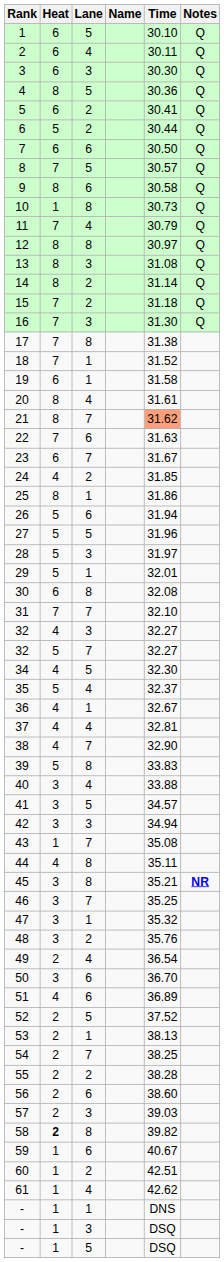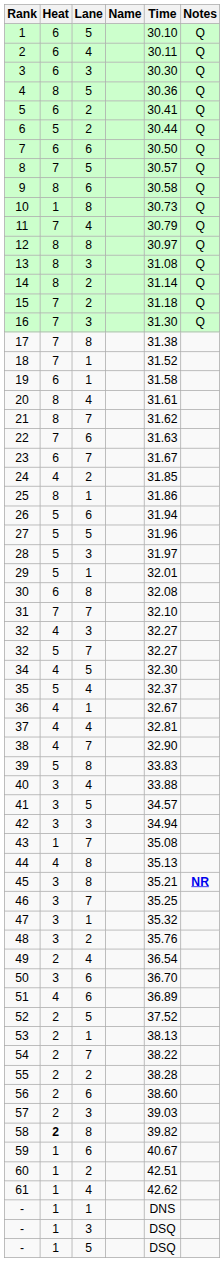(162, 419) lightsalmon background -> (162, 419) no background
(162, 862) 35.11 -> (162, 862) 35.13
(162, 1055) 38.25 -> (162, 1055) 38.22
